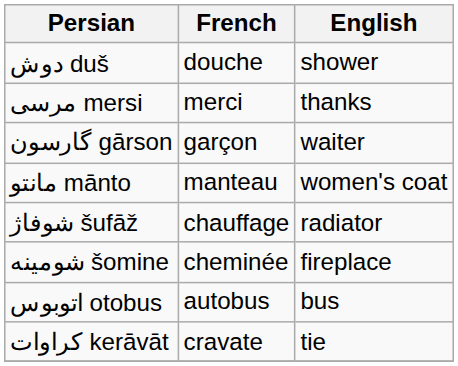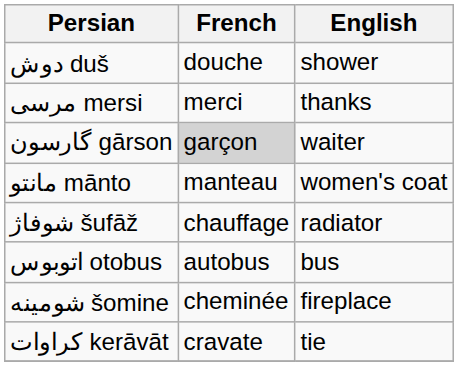(221, 142) no background -> (221, 142) lightgrey background
rows swapped: (90, 262) <-> (86, 302)
